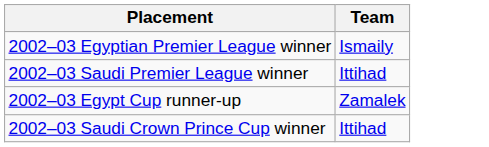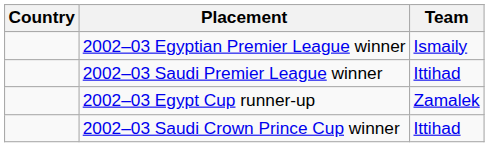+ column: (42, 18)
